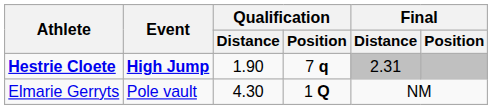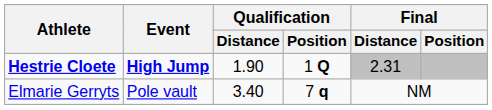(317, 67) 7 q -> (317, 67) 1 Q
(248, 92) 4.30 -> (248, 92) 3.40
(317, 92) 1 Q -> (317, 92) 7 q
